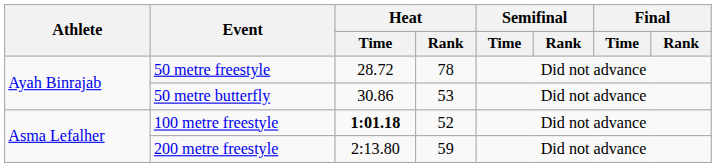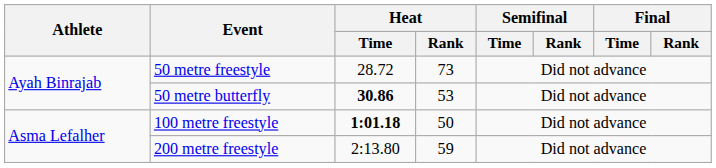(446, 69) 78 -> (446, 69) 73
(375, 96) normal -> (375, 96) bold
(446, 123) 52 -> (446, 123) 50
